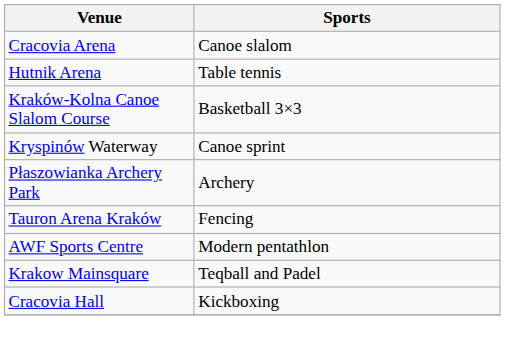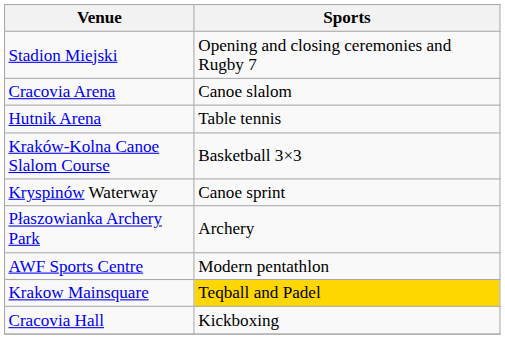+ row: (63, 54)
- row: (85, 219)
(259, 273) no background -> (259, 293) gold background
